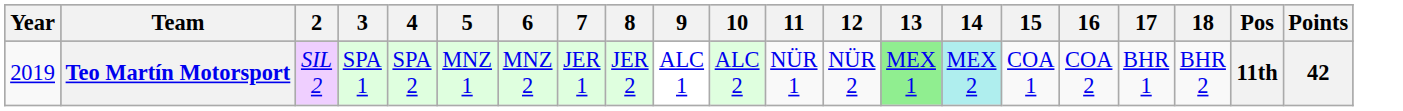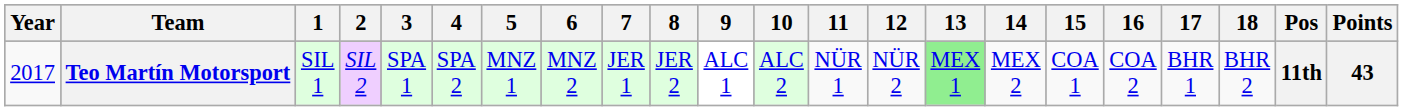+ column: (318, 22)
(33, 72) 2019 -> (33, 72) 2017
(972, 72) paleturquoise background -> (1016, 72) no background
(1318, 72) 42 -> (1362, 72) 43
